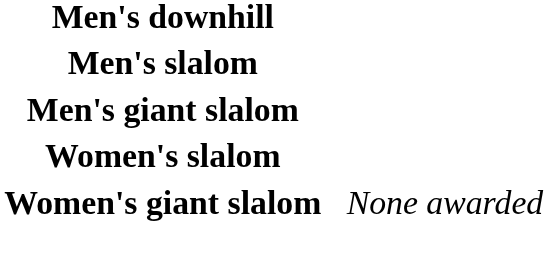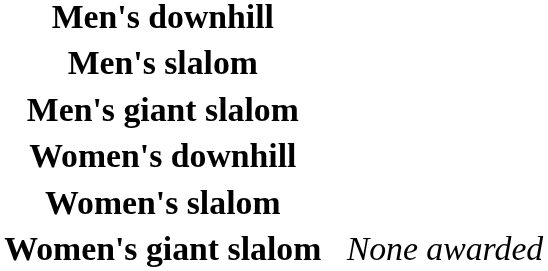+ row: (163, 156)
